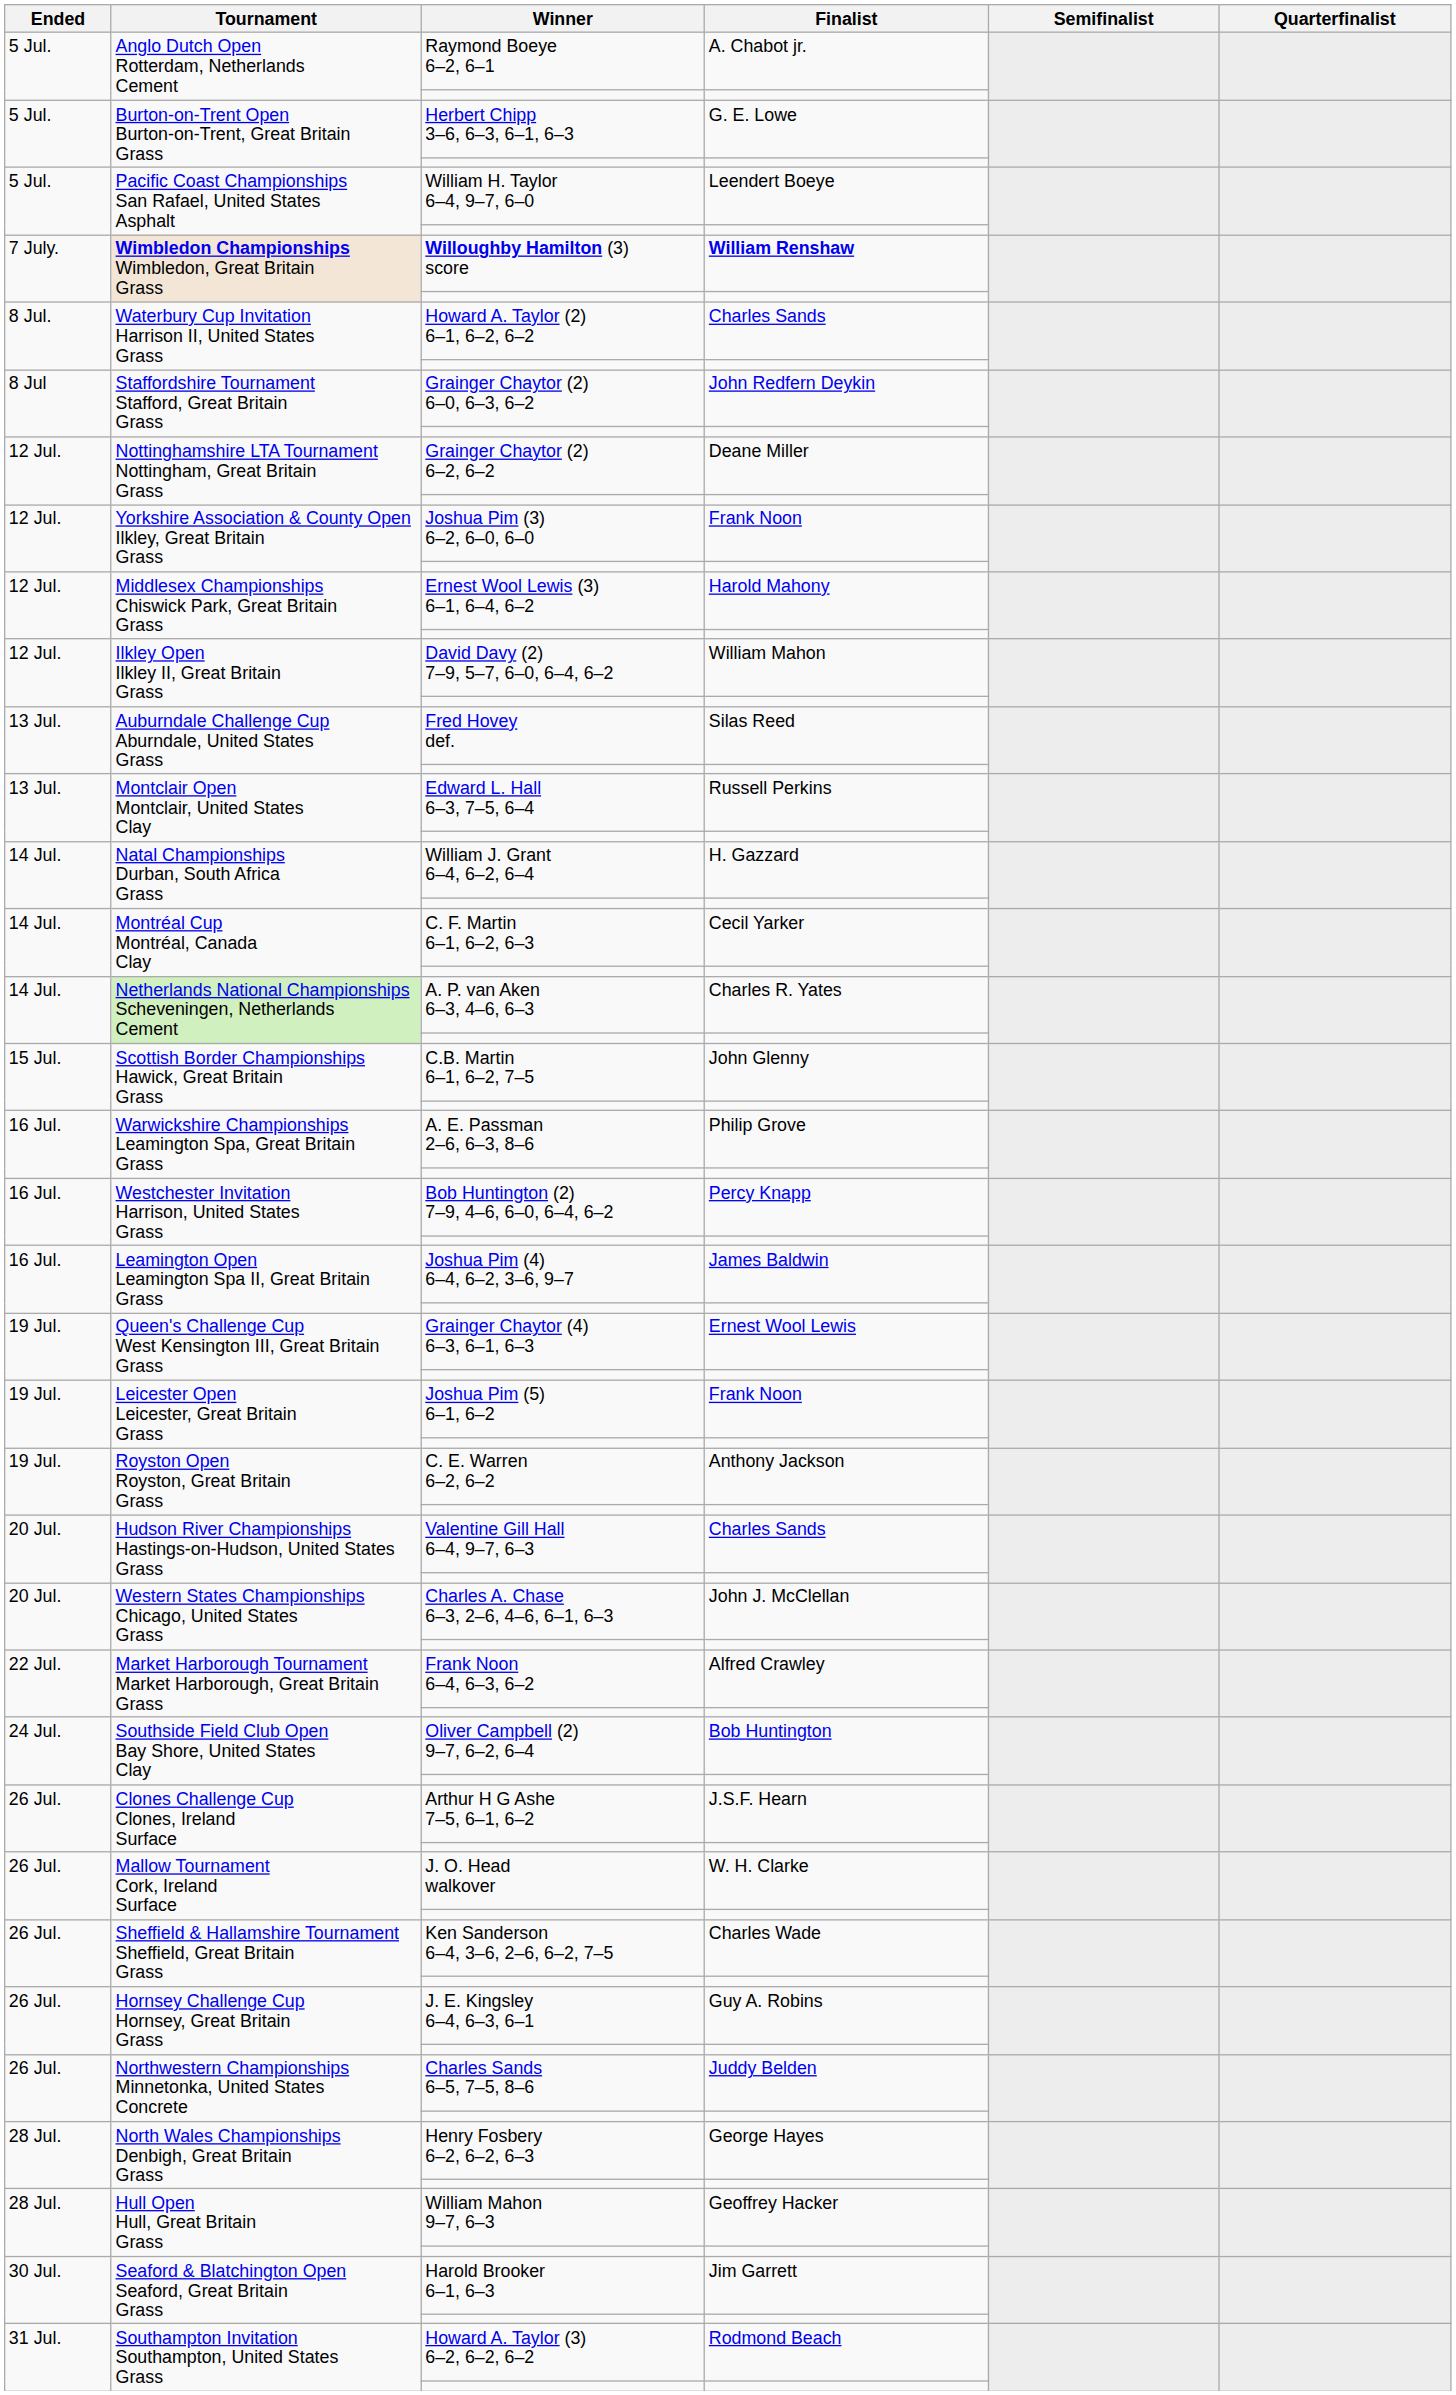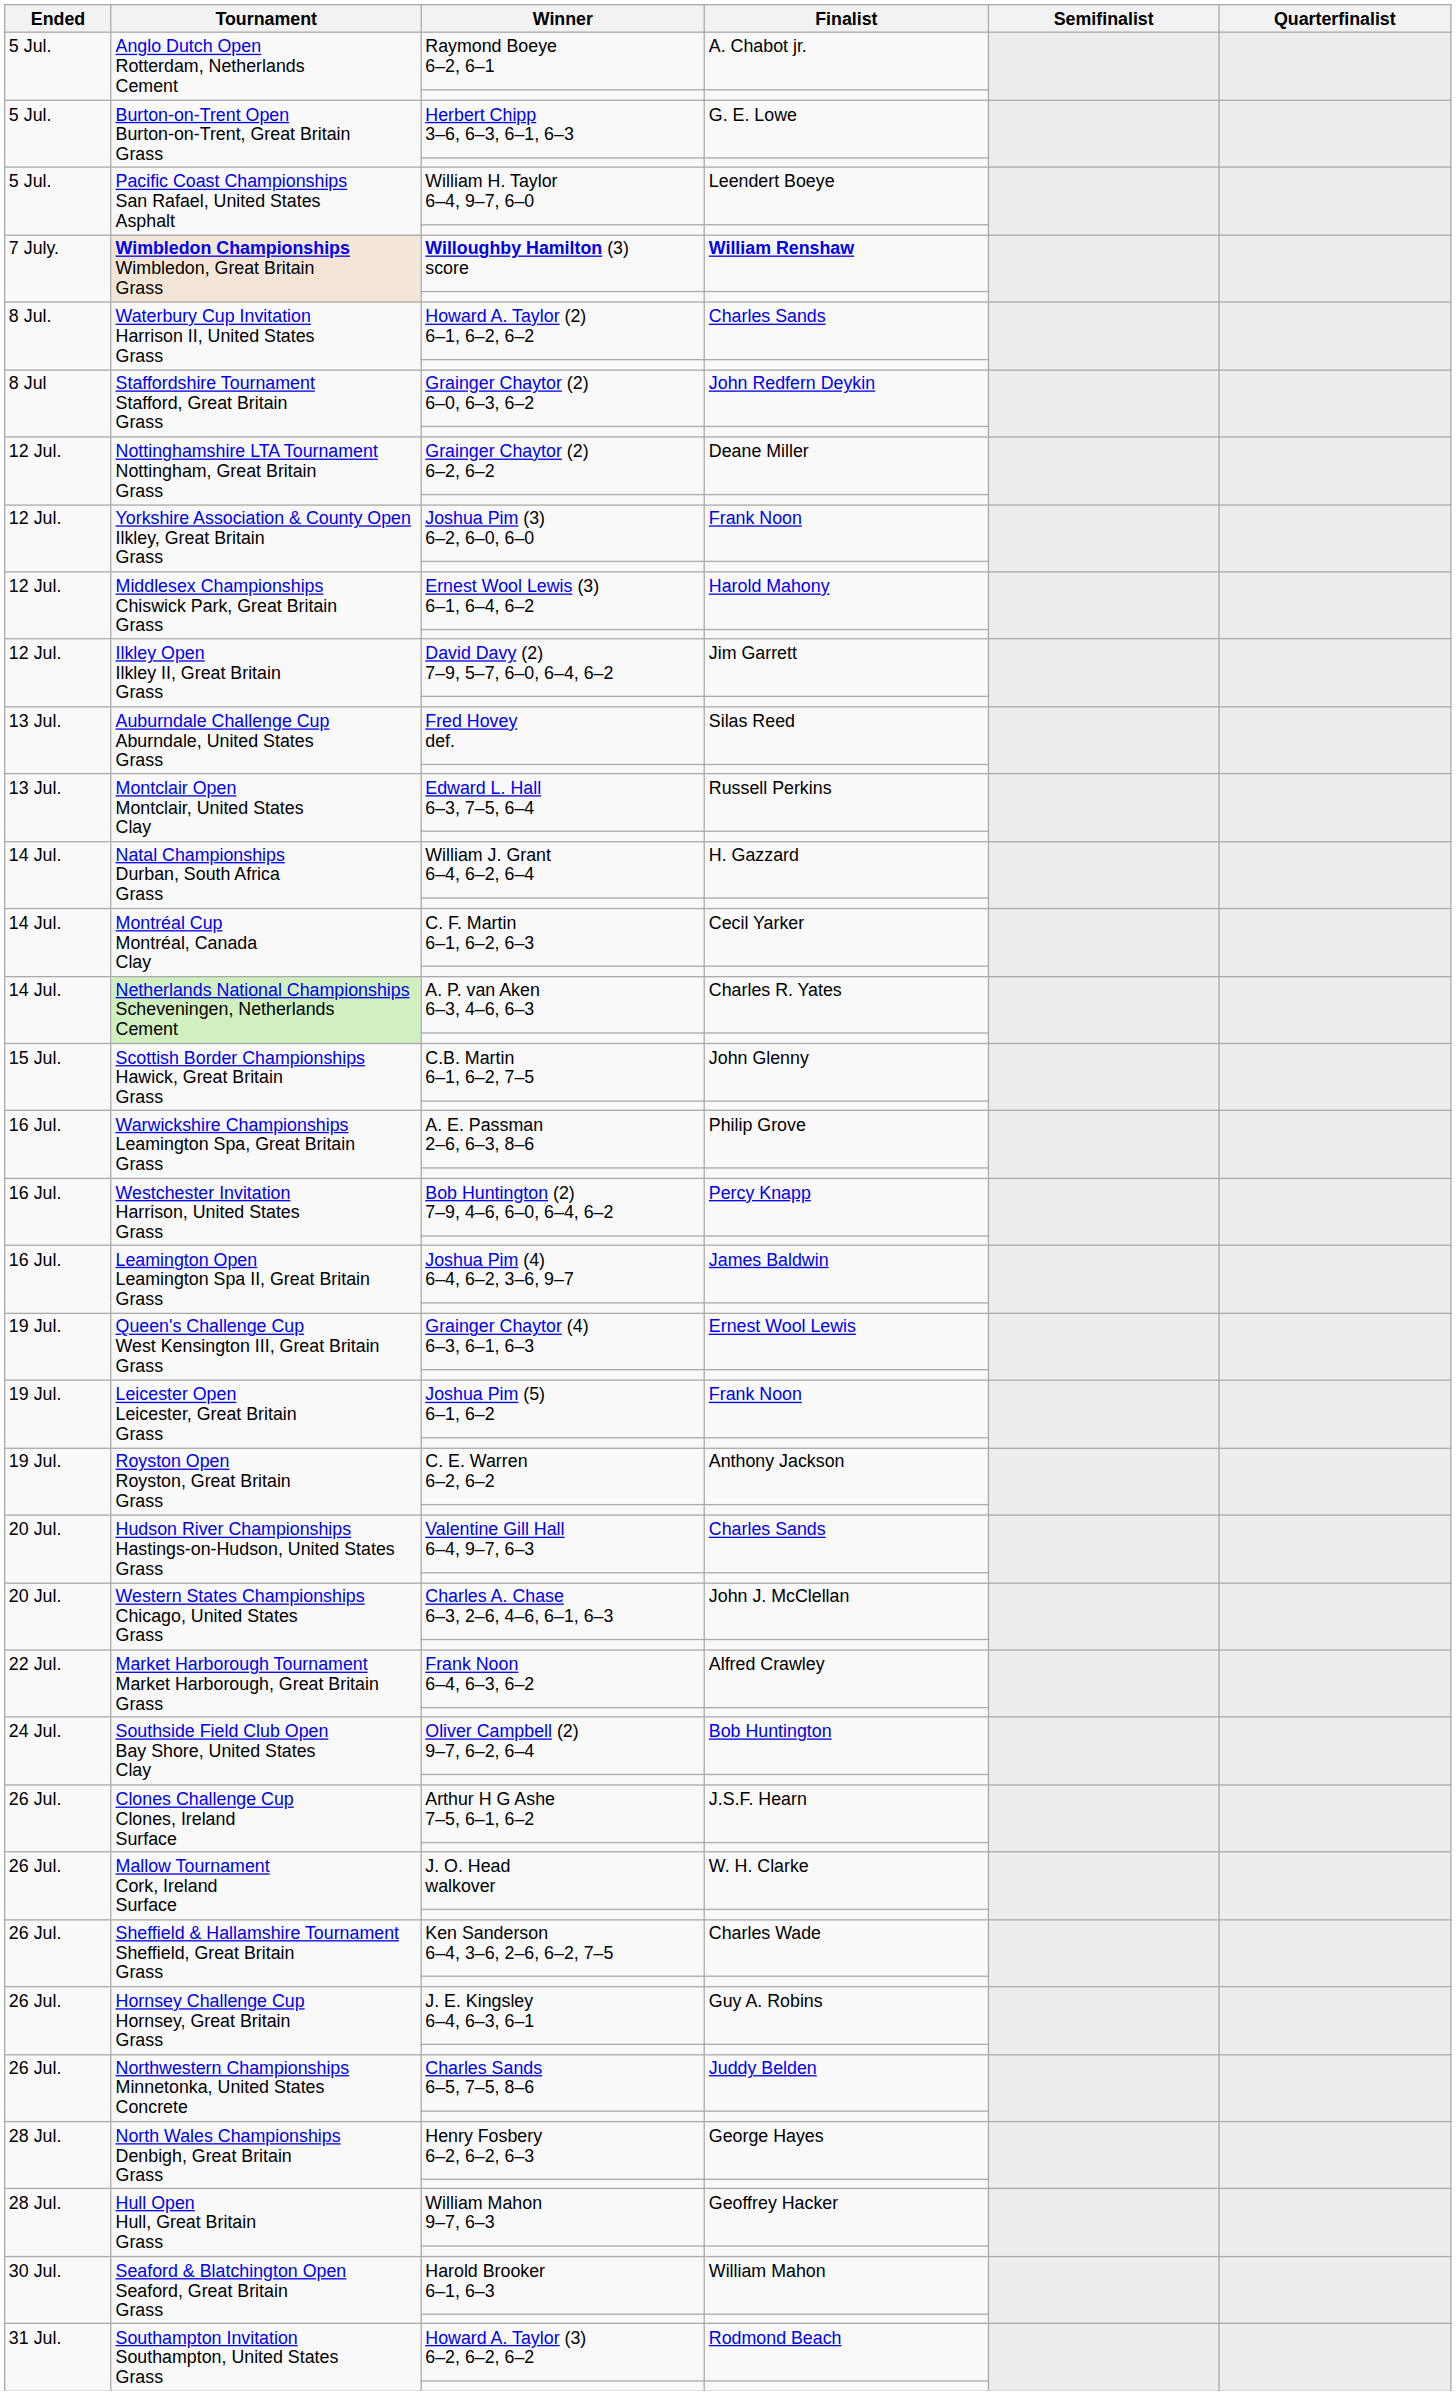(767, 653) William Mahon -> (753, 653) Jim Garrett
(753, 2270) Jim Garrett -> (767, 2270) William Mahon
